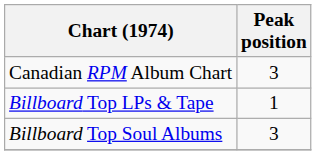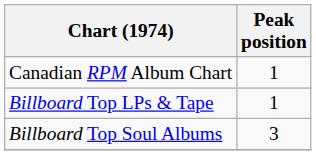(274, 72) 3 -> (274, 72) 1
